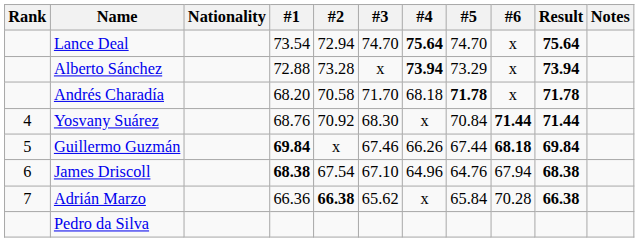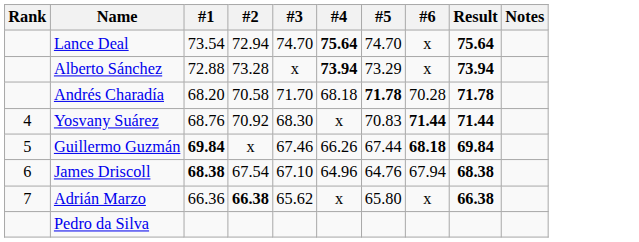- column: (227, 17)
(513, 95) x -> (427, 95) 70.28
(469, 120) 70.84 -> (383, 120) 70.83
(469, 198) 65.84 -> (383, 198) 65.80
(513, 198) 70.28 -> (427, 198) x
